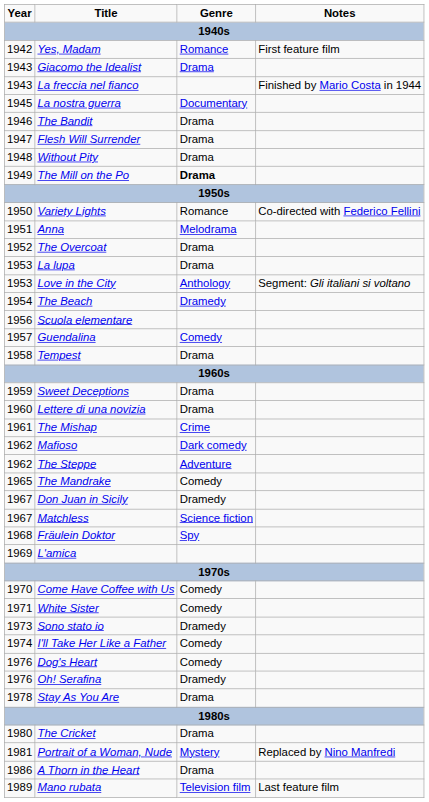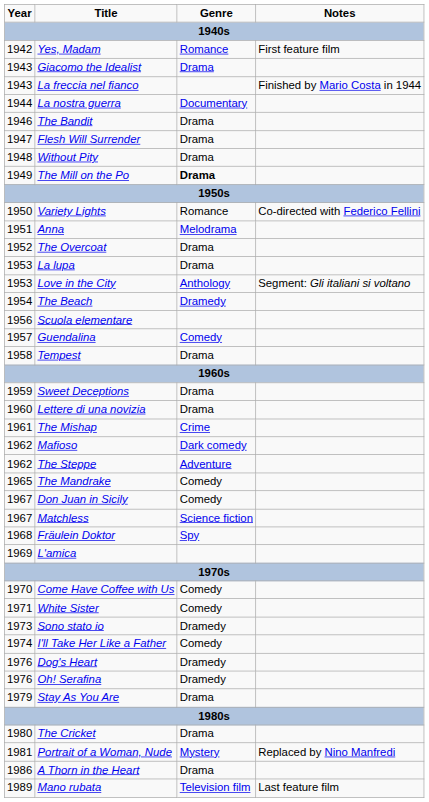(20, 103) 1945 -> (20, 103) 1944
(203, 499) Dramedy -> (201, 499) Comedy
(201, 662) Comedy -> (203, 662) Dramedy
(20, 698) 1978 -> (20, 698) 1979
